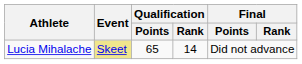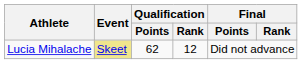(152, 50) 65 -> (152, 50) 62
(190, 50) 14 -> (190, 50) 12
